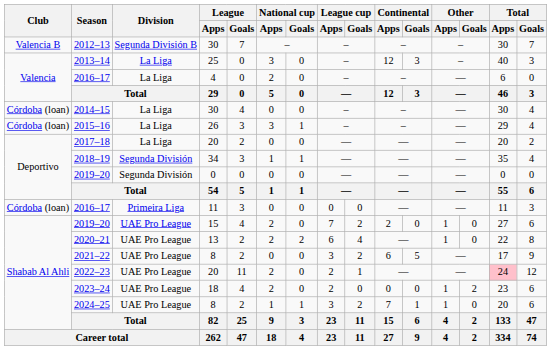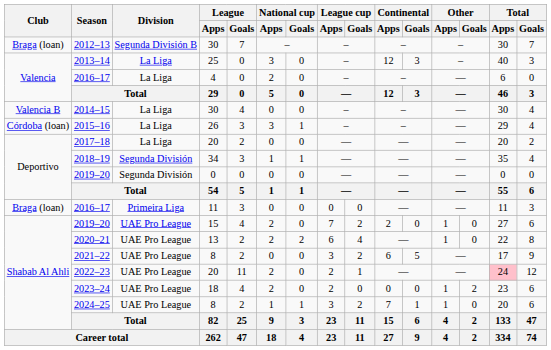(38, 45) Valencia B -> (38, 45) Braga (loan)
(38, 110) Córdoba (loan) -> (38, 110) Valencia B
(38, 207) Córdoba (loan) -> (38, 207) Braga (loan)
